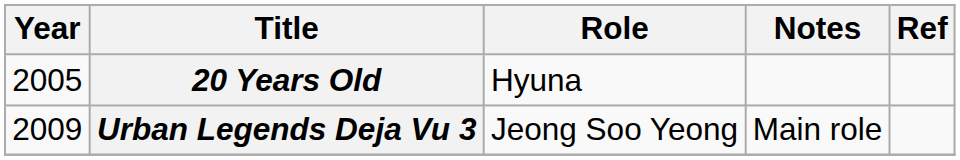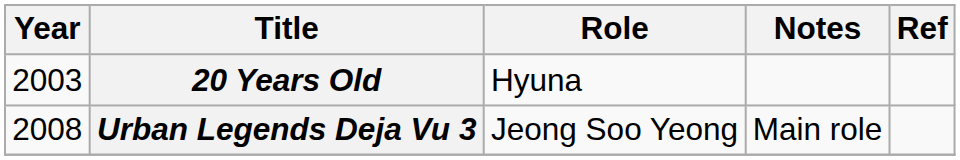(47, 79) 2005 -> (47, 79) 2003
(47, 129) 2009 -> (47, 129) 2008
